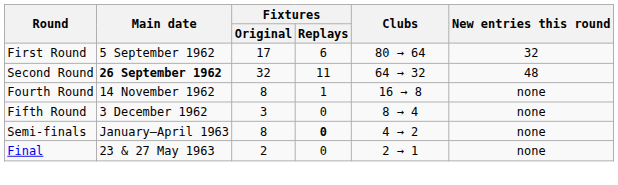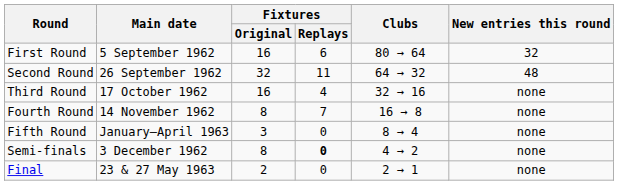(264, 53) 17 -> (264, 53) 16
(161, 73) bold -> (161, 73) normal
+ row: (47, 92)
(323, 92) 1 -> (323, 112) 7
(153, 112) 3 December 1962 -> (164, 131) January–April 1963
(164, 131) January–April 1963 -> (153, 151) 3 December 1962
